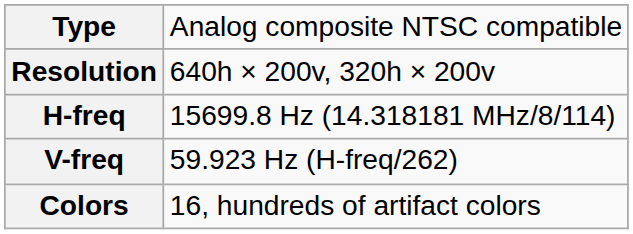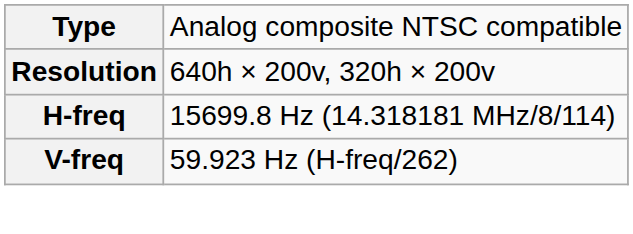- row: (84, 205)
